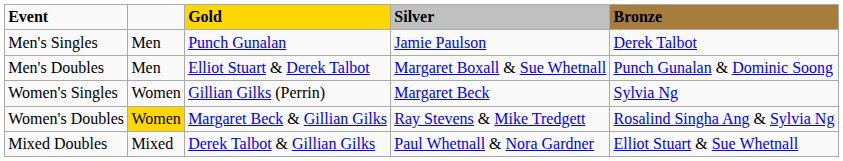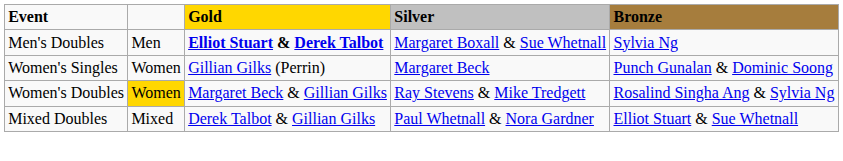- row: (53, 42)
(279, 67) normal -> (286, 42) bold
(723, 67) Punch Gunalan & Dominic Soong -> (646, 42) Sylvia Ng
(646, 93) Sylvia Ng -> (723, 67) Punch Gunalan & Dominic Soong
